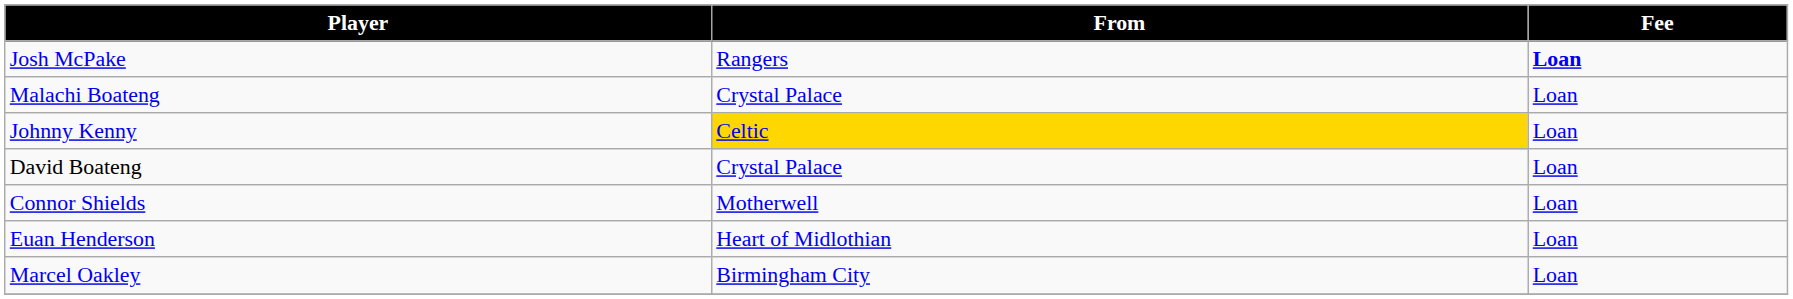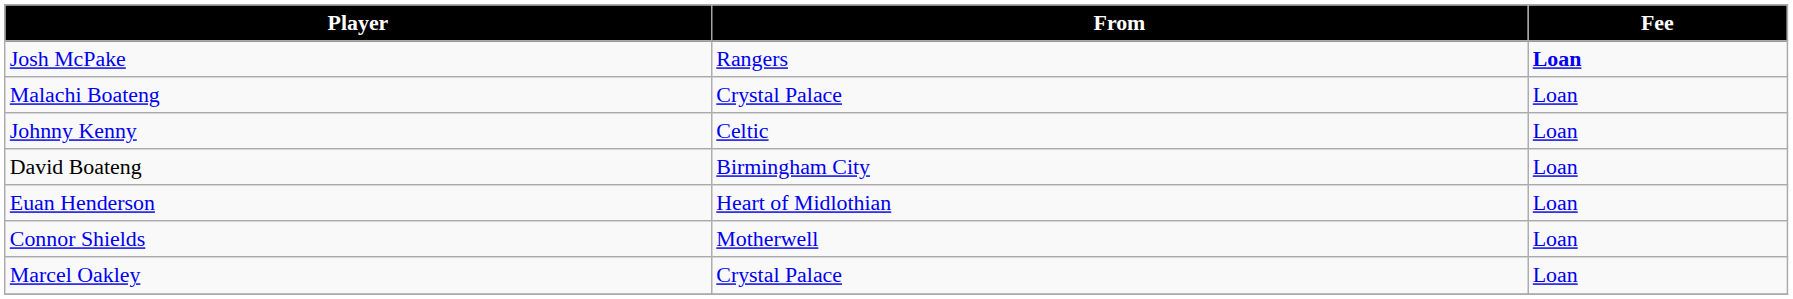(742, 131) gold background -> (742, 131) no background
(779, 167) Crystal Palace -> (793, 167) Birmingham City
rows swapped: (82, 239) <-> (78, 203)
(793, 275) Birmingham City -> (779, 275) Crystal Palace
